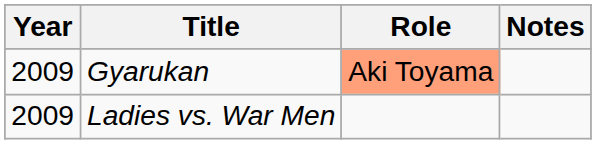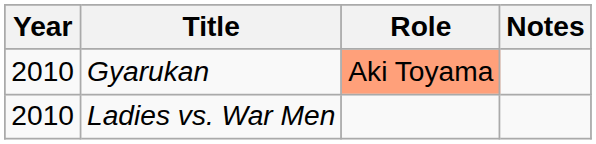(43, 71) 2009 -> (43, 71) 2010
(43, 116) 2009 -> (43, 116) 2010
